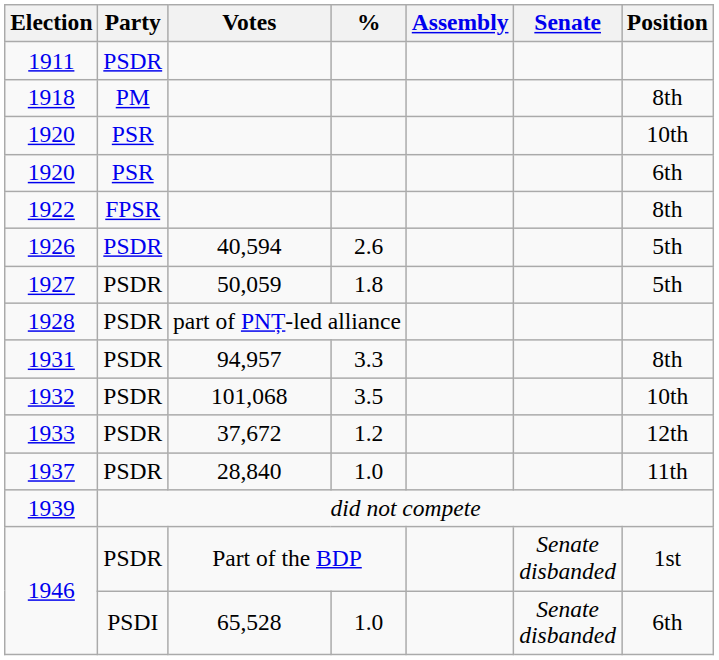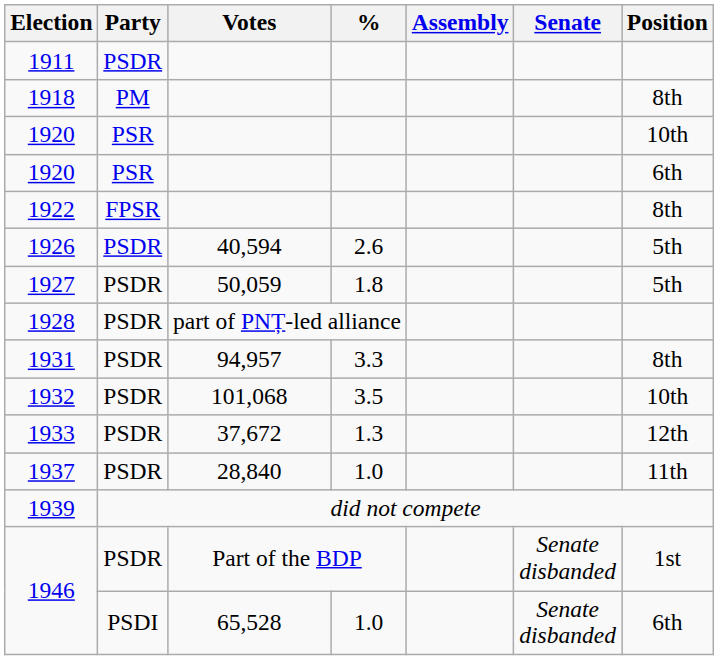(369, 433) 1.2 -> (369, 433) 1.3
